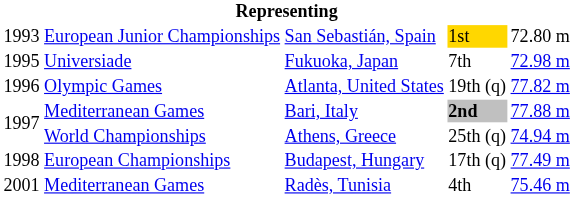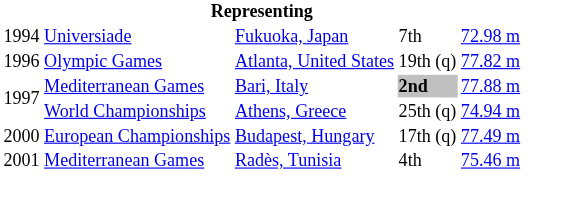- row: (360, 36)
(21, 61) 1995 -> (21, 36) 1994
(21, 160) 1998 -> (21, 135) 2000
